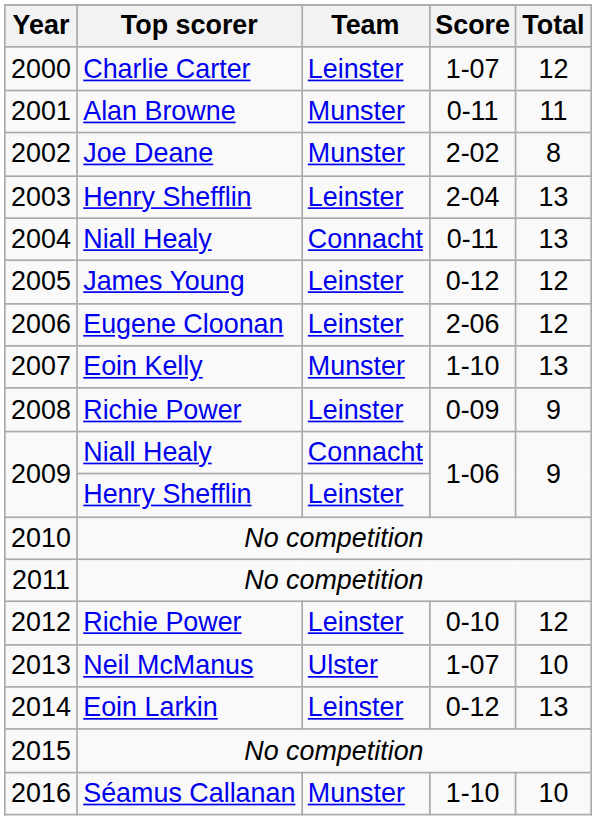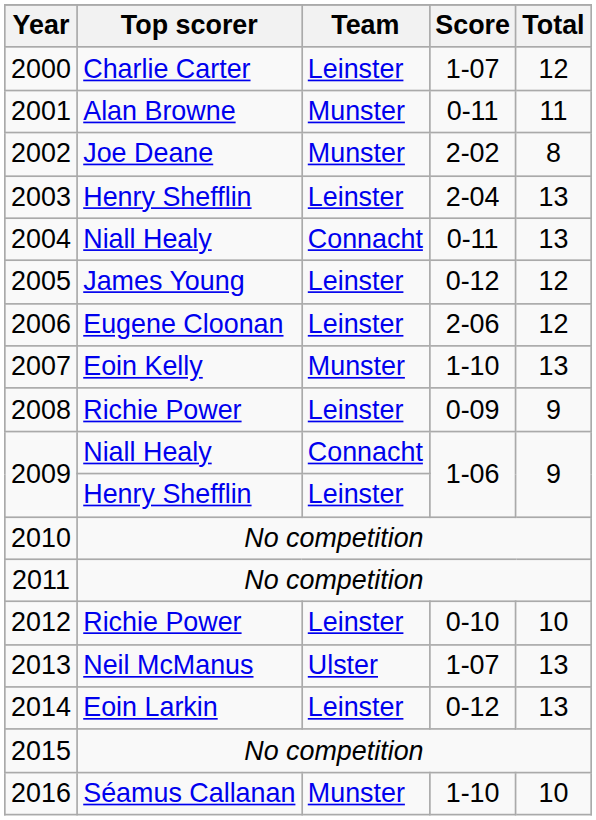(553, 622) 12 -> (553, 622) 10
(553, 665) 10 -> (553, 665) 13
